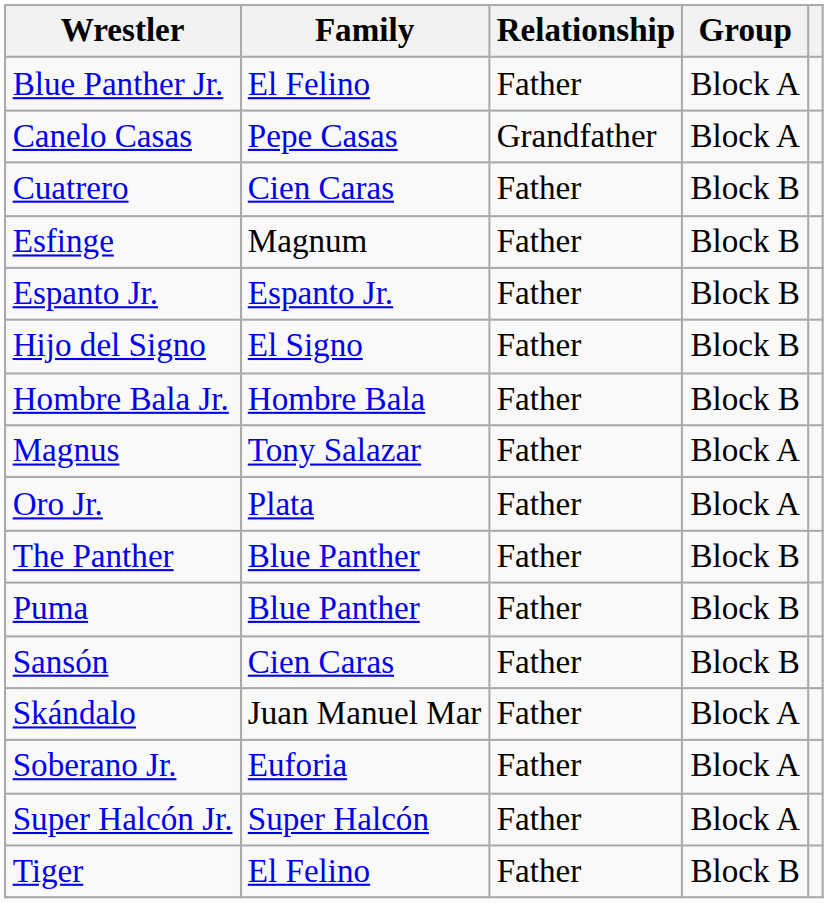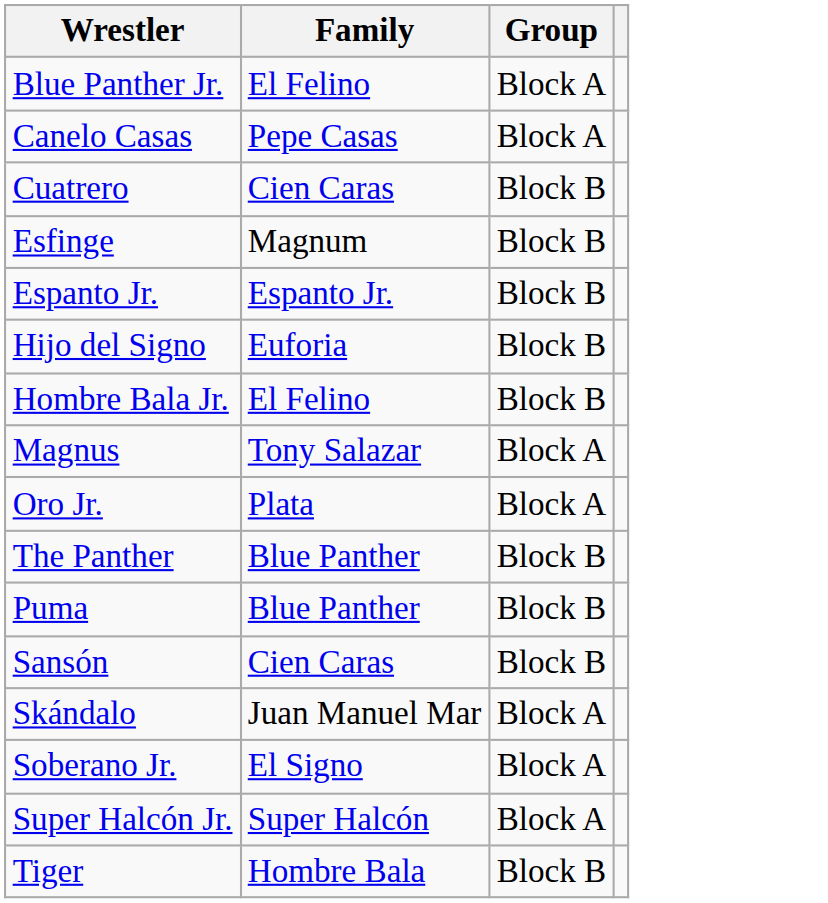- column: (586, 30)
(305, 345) El Signo -> (297, 345) Euforia
(337, 398) Hombre Bala -> (309, 398) El Felino
(297, 766) Euforia -> (305, 766) El Signo
(309, 871) El Felino -> (337, 871) Hombre Bala
